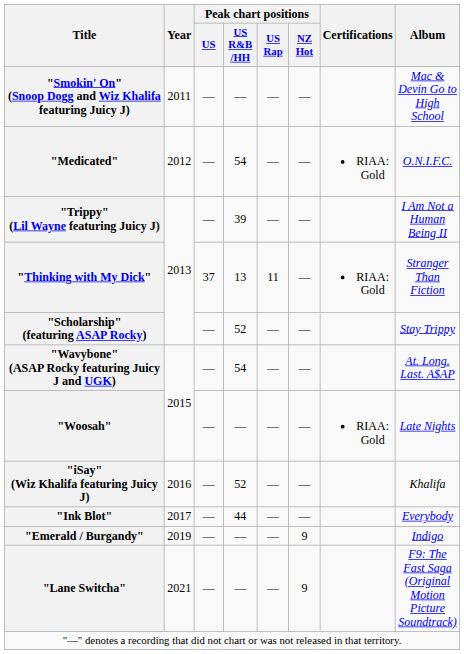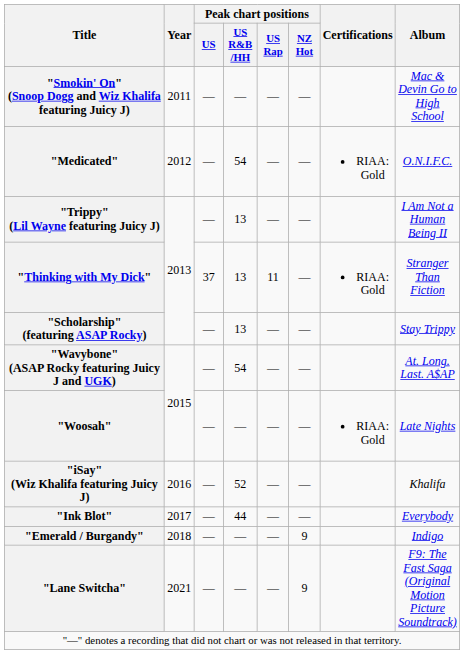(240, 219) 39 -> (240, 219) 13
(240, 328) 52 -> (240, 328) 13
(179, 535) 2019 -> (179, 535) 2018
